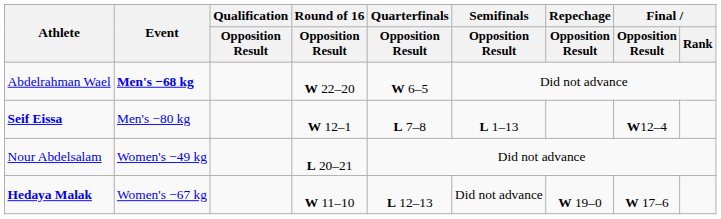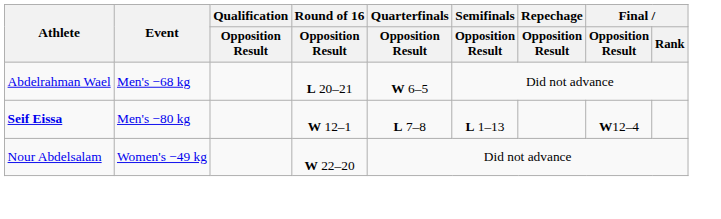(155, 81) bold -> (154, 81) normal
(330, 89) W 22–20 -> (330, 89) L 20–21
(330, 165) L 20–21 -> (330, 165) W 22–20
- row: (50, 195)
